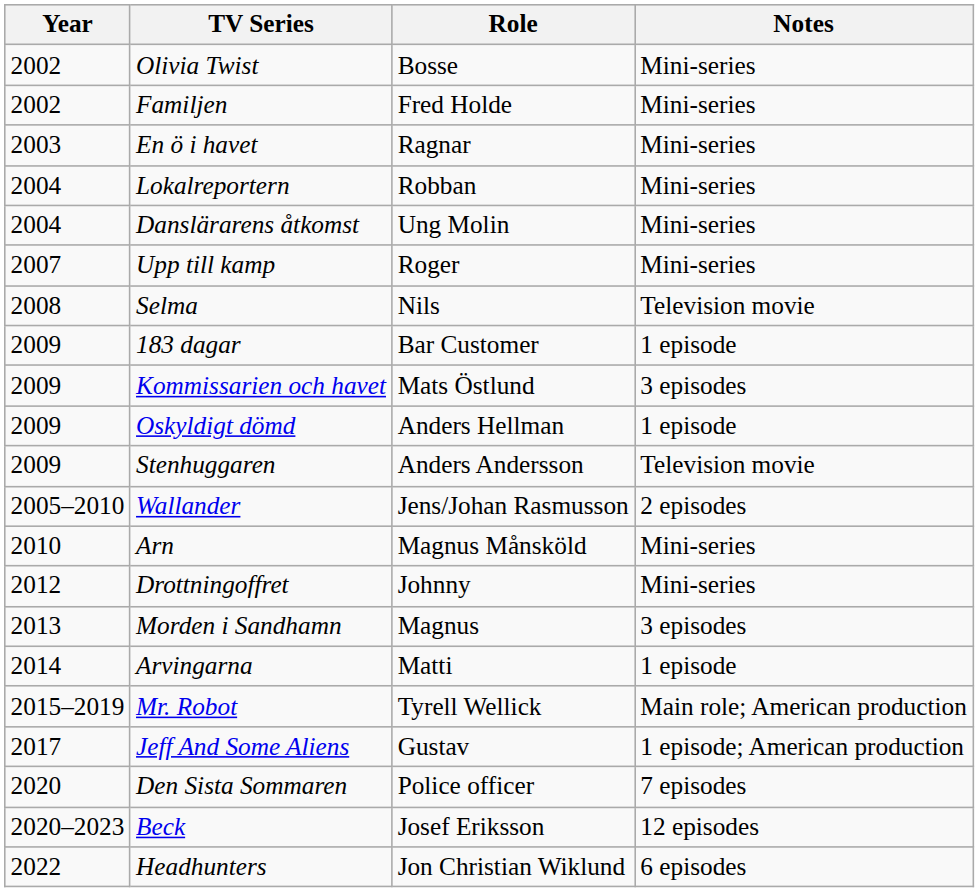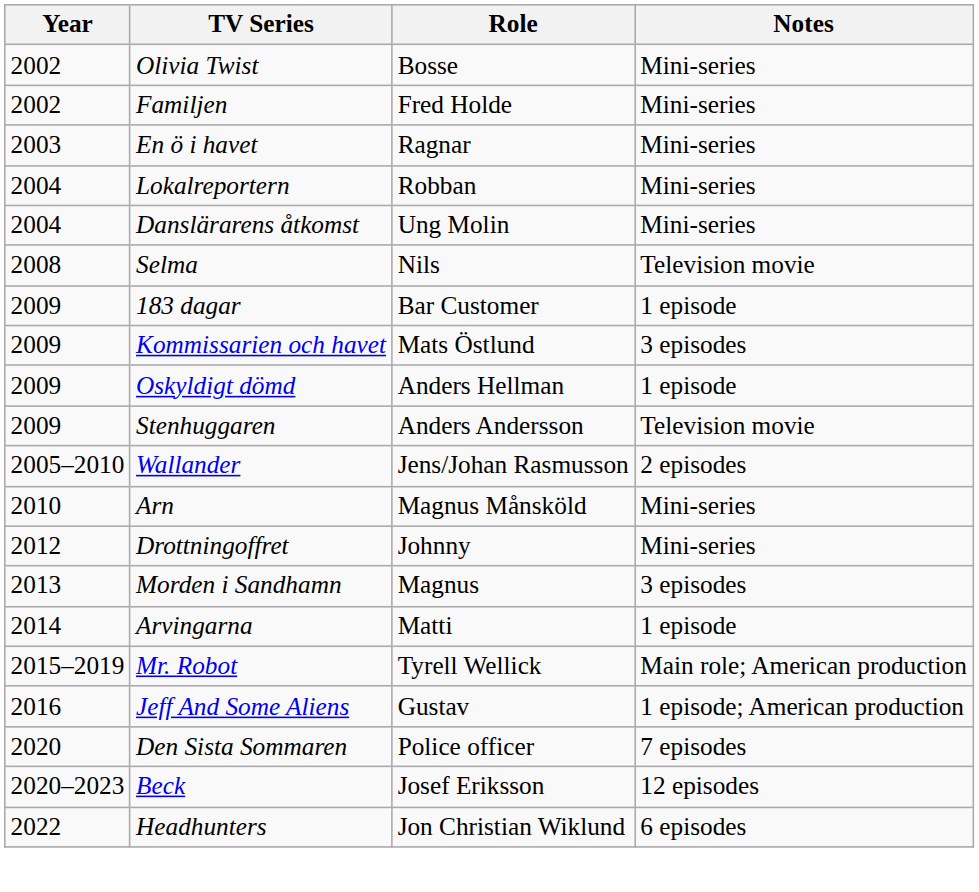- row: (206, 265)
(36, 746) 2017 -> (36, 706) 2016
